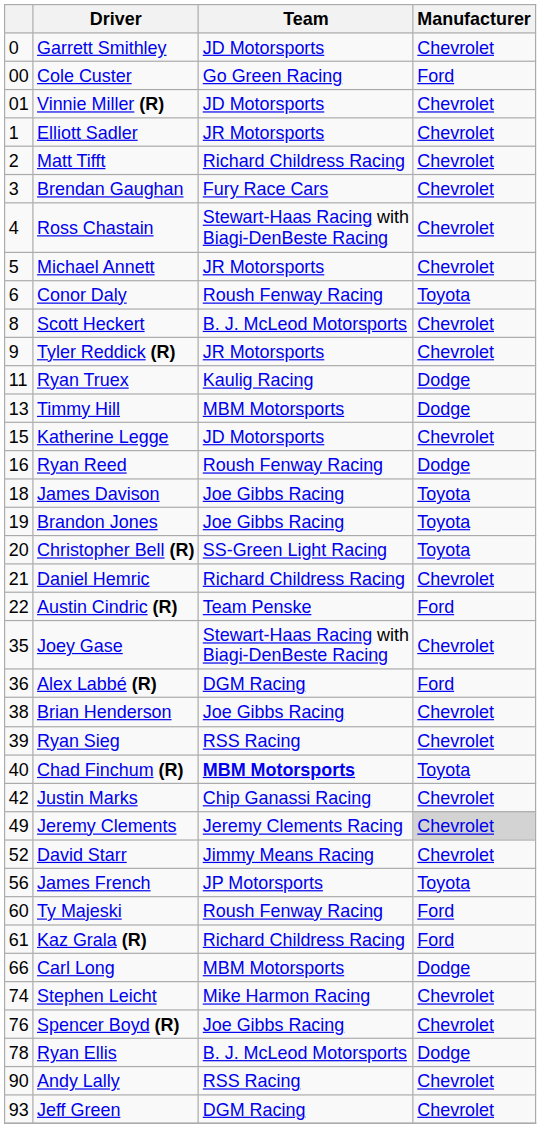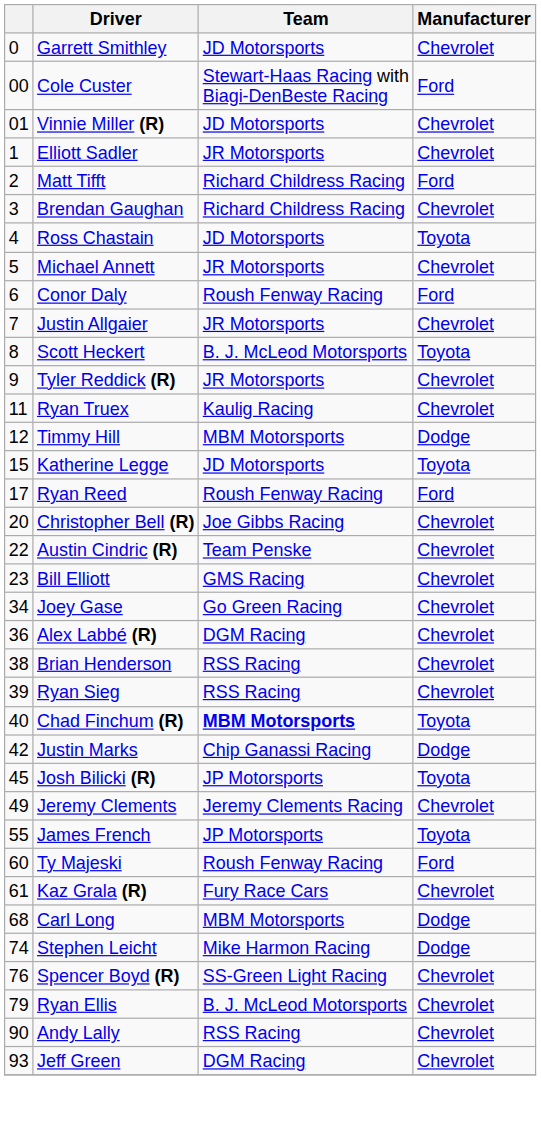(273, 76) Go Green Racing -> (306, 86) Stewart-Haas Racing with Biagi-DenBeste Racing
(456, 161) Chevrolet -> (436, 181) Ford
(266, 189) Fury Race Cars -> (304, 209) Richard Childress Racing
(306, 228) Stewart-Haas Racing with Biagi-DenBeste Racing -> (264, 238) JD Motorsports
(456, 228) Chevrolet -> (444, 238) Toyota
(444, 295) Toyota -> (436, 295) Ford
+ row: (92, 323)
(456, 323) Chevrolet -> (444, 351) Toyota
(444, 380) Dodge -> (456, 408) Chevrolet
(19, 408) 13 -> (19, 437) 12
(456, 437) Chevrolet -> (444, 465) Toyota
(19, 465) 16 -> (19, 493) 17
(444, 465) Dodge -> (436, 493) Ford
- row: (98, 493)
- row: (97, 522)
(295, 550) SS-Green Light Racing -> (274, 522) Joe Gibbs Racing
(444, 550) Toyota -> (456, 522) Chevrolet
- row: (93, 579)
(436, 607) Ford -> (456, 550) Chevrolet
+ row: (73, 579)
(19, 645) 35 -> (19, 607) 34
(306, 645) Stewart-Haas Racing with Biagi-DenBeste Racing -> (273, 607) Go Green Racing
(436, 684) Ford -> (456, 635) Chevrolet
(274, 712) Joe Gibbs Racing -> (252, 664) RSS Racing
(456, 797) Chevrolet -> (444, 749) Dodge
+ row: (96, 777)
(456, 826) lightgrey background -> (456, 806) no background
- row: (82, 854)
(19, 883) 56 -> (19, 834) 55
(304, 939) Richard Childress Racing -> (266, 891) Fury Race Cars
(436, 939) Ford -> (456, 891) Chevrolet
(19, 968) 66 -> (19, 919) 68
(456, 996) Chevrolet -> (444, 948) Dodge
(274, 1024) Joe Gibbs Racing -> (295, 976) SS-Green Light Racing
(19, 1053) 78 -> (19, 1004) 79
(444, 1053) Dodge -> (456, 1004) Chevrolet
